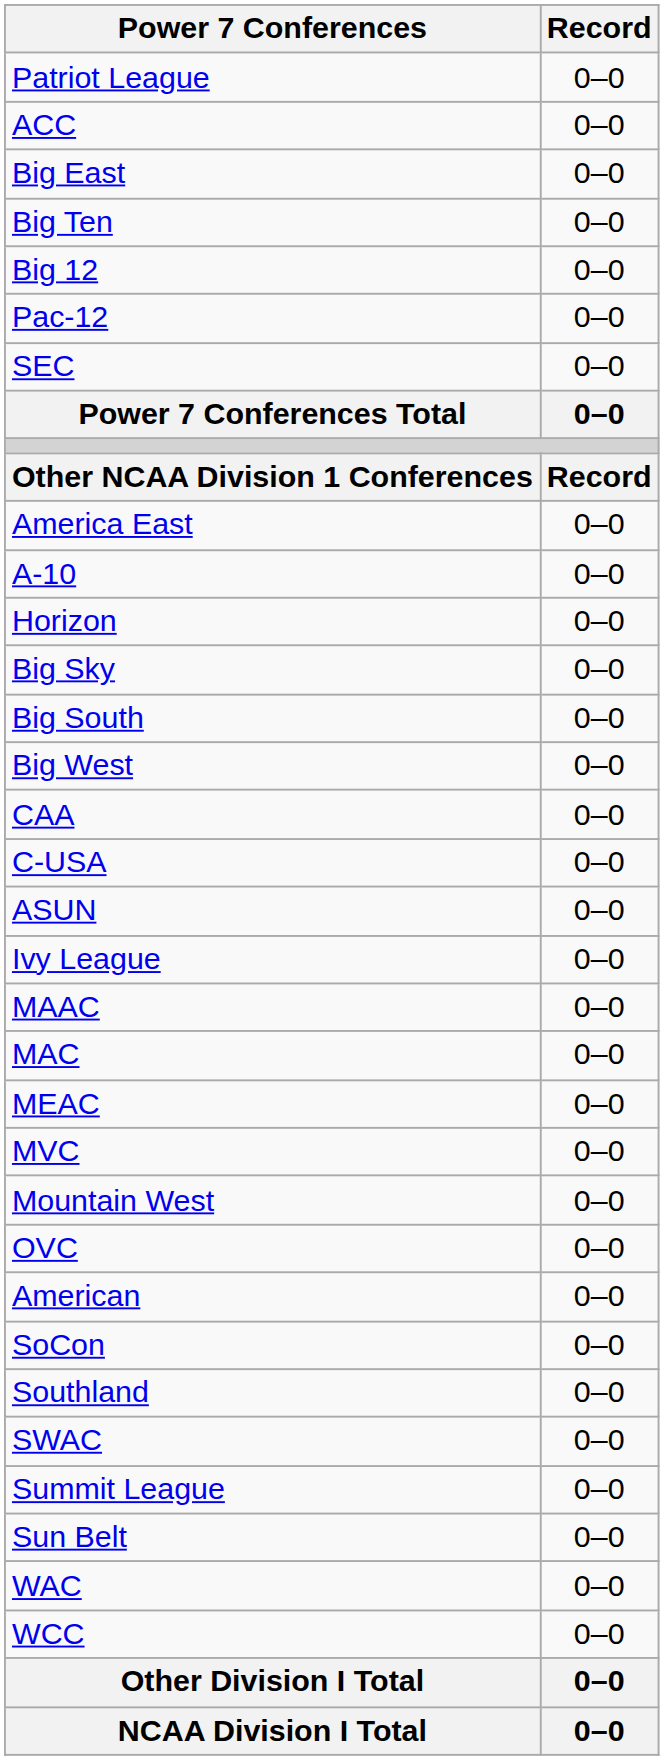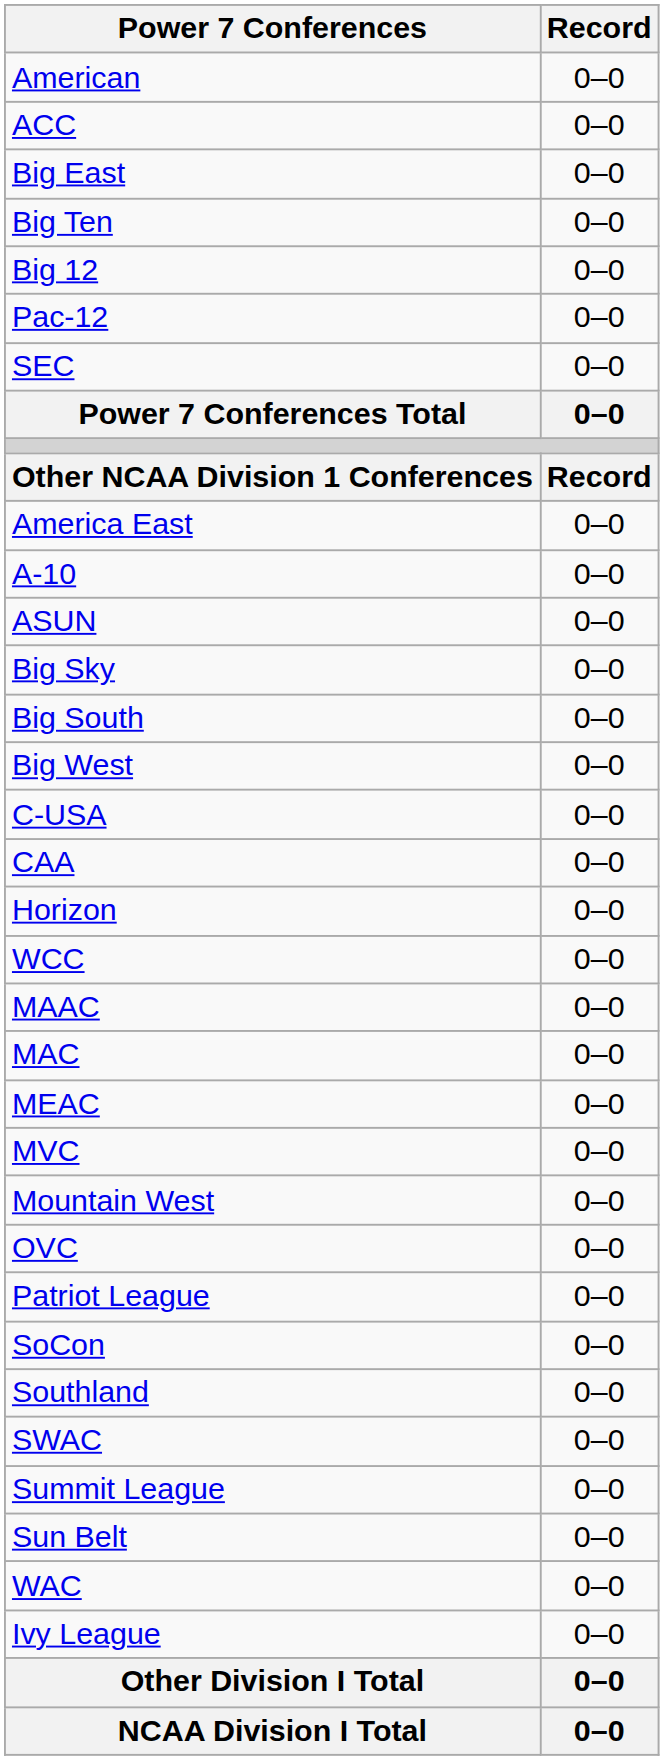rows swapped: (76, 1296) <-> (111, 76)
rows swapped: (54, 910) <-> (64, 621)
rows swapped: (43, 814) <-> (59, 862)
rows swapped: (86, 958) <-> (48, 1633)
